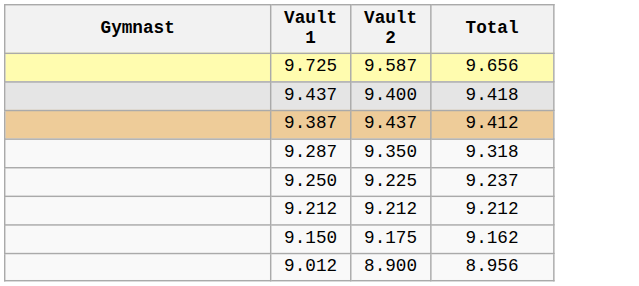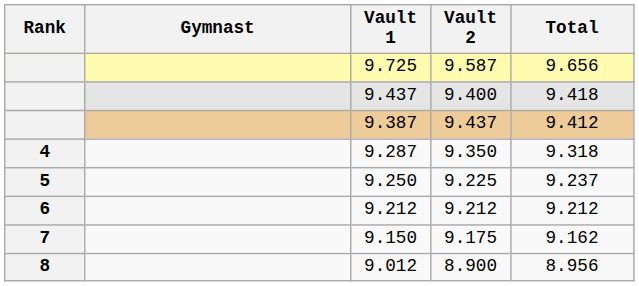+ column: (45, 29)
